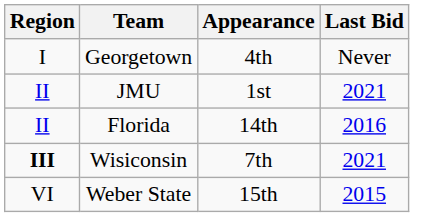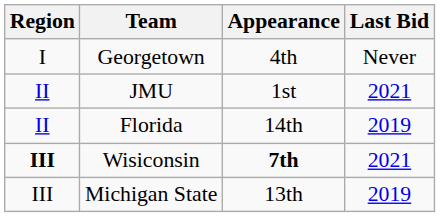(364, 125) 2016 -> (389, 125) 2019
(258, 159) normal -> (284, 159) bold
+ row: (151, 194)
- row: (139, 194)
